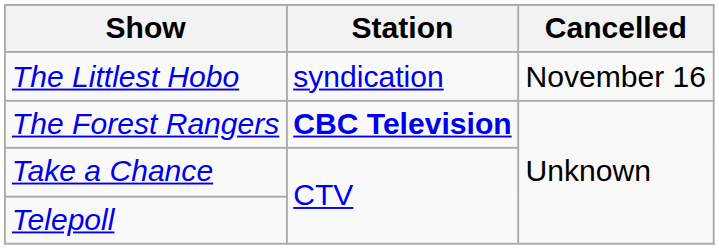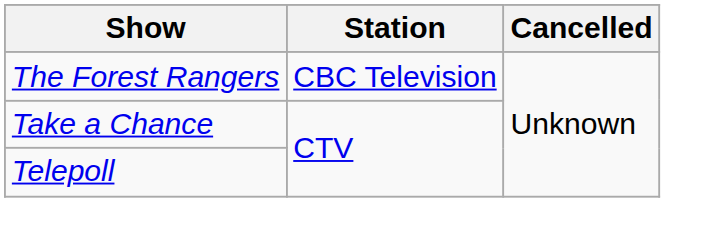- row: (126, 76)
(402, 123) bold -> (395, 76) normal
